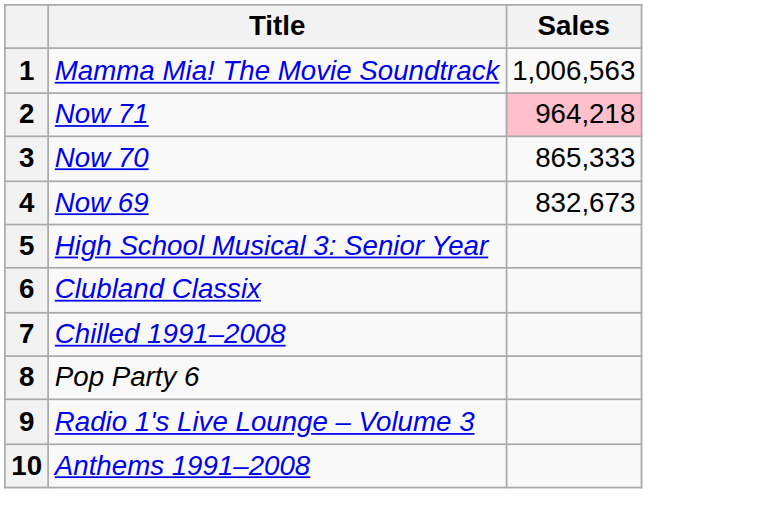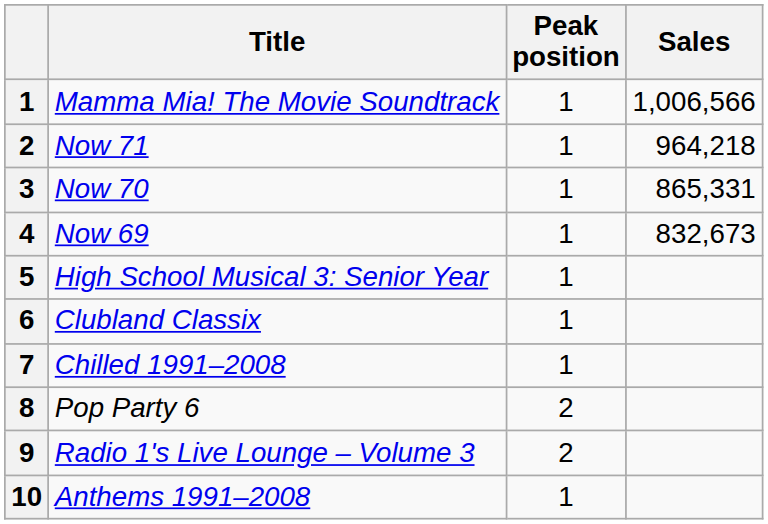+ column: (566, 42)
(574, 70) 1,006,563 -> (694, 101) 1,006,566
(585, 114) pink background -> (706, 145) no background
(585, 158) 865,333 -> (706, 189) 865,331
